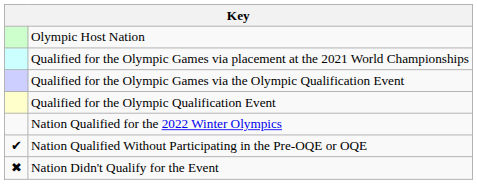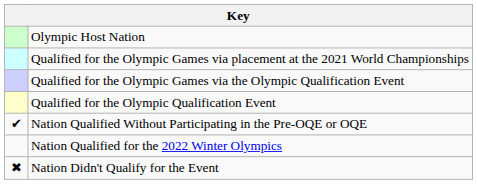rows swapped: (157, 124) <-> (199, 146)
